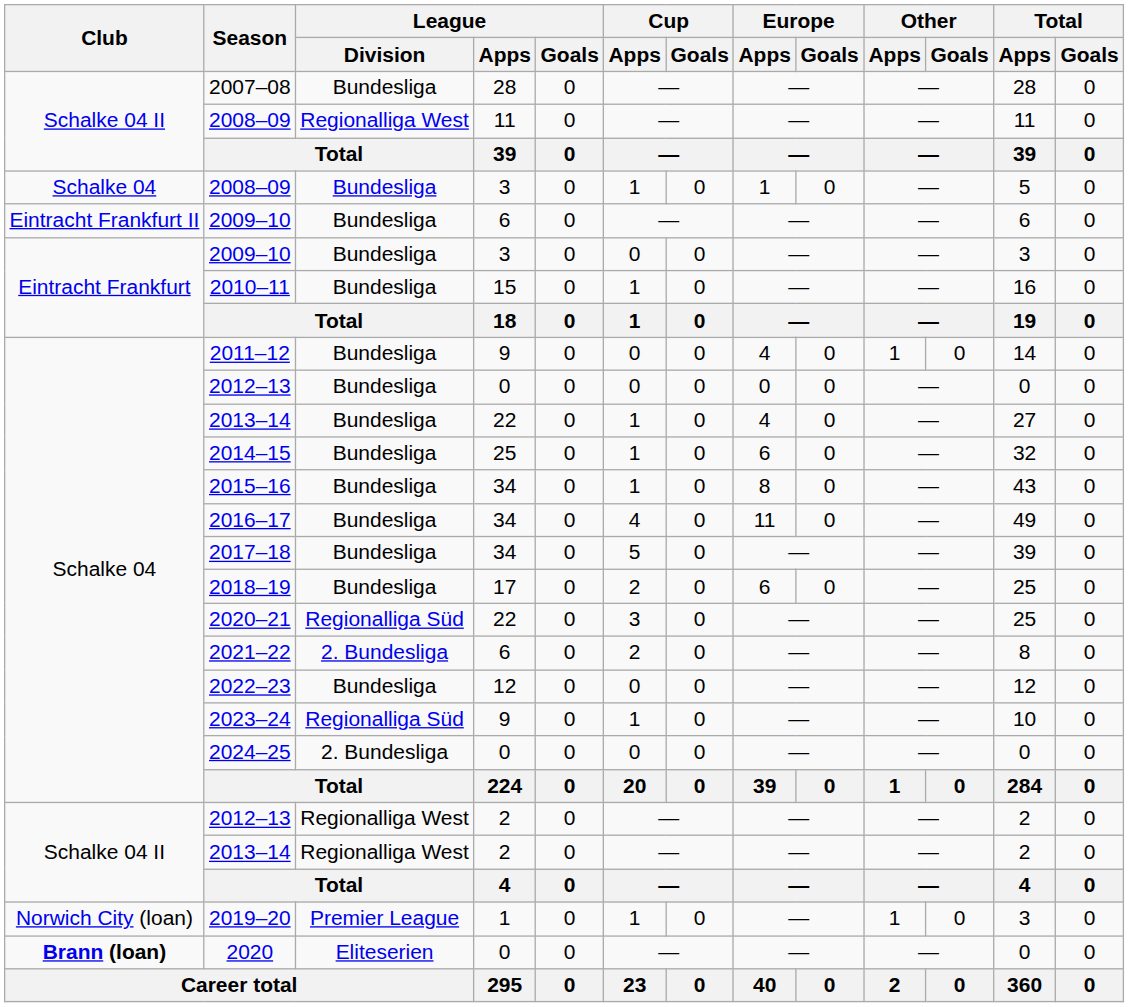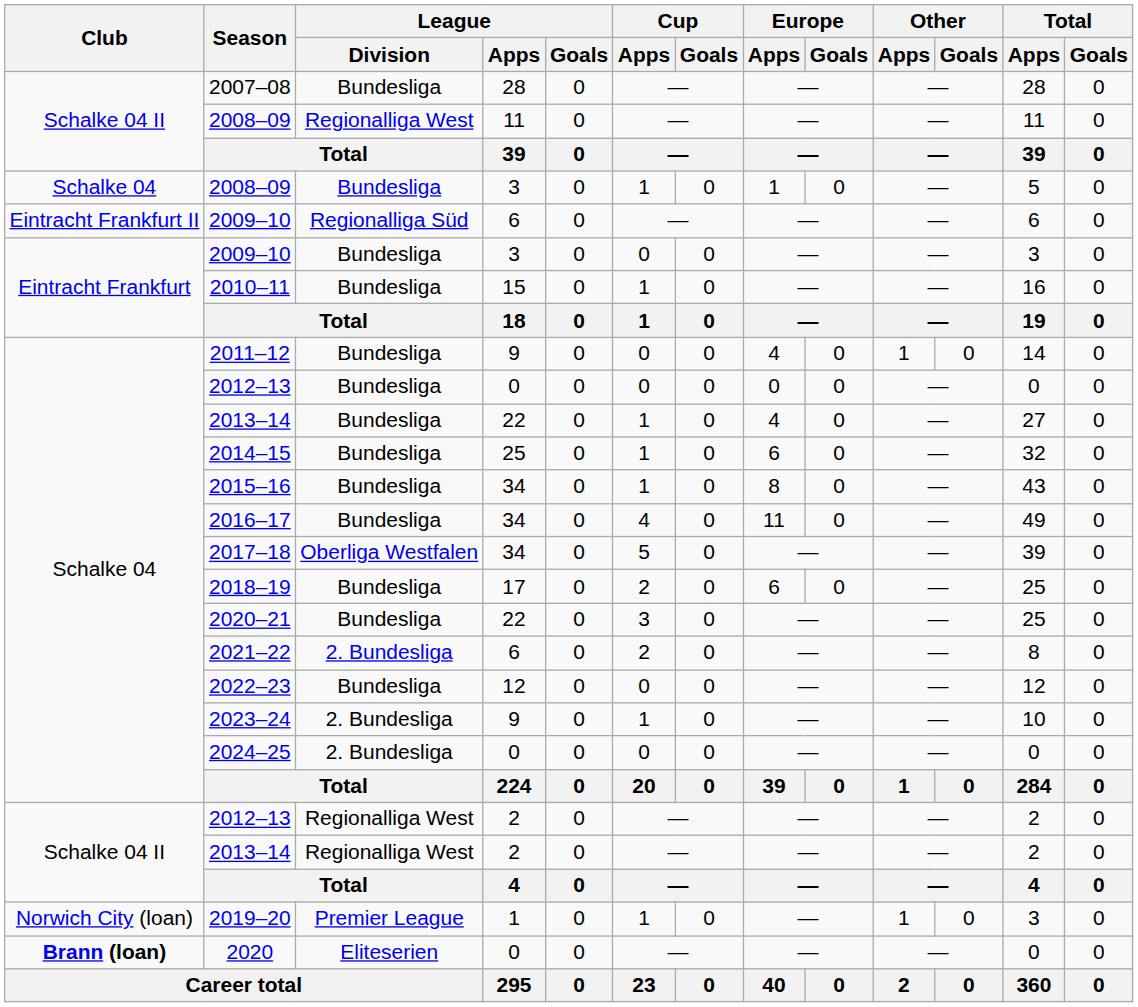(385, 220) Bundesliga -> (389, 220) Regionalliga Süd
(385, 552) Bundesliga -> (389, 552) Oberliga Westfalen
(385, 619) Regionalliga Süd -> (389, 619) Bundesliga
(385, 719) Regionalliga Süd -> (389, 719) 2. Bundesliga
